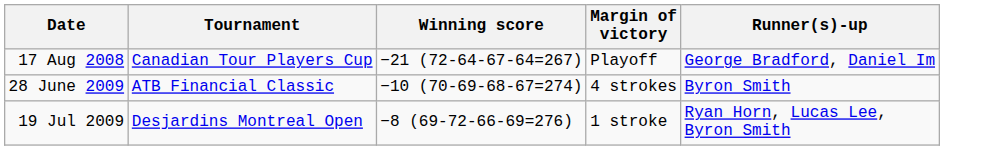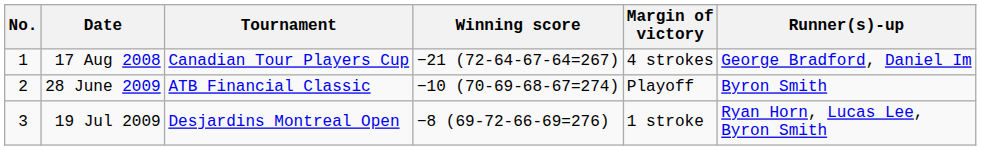+ column: (23, 27)
(624, 62) Playoff -> (670, 62) 4 strokes
(634, 88) 4 strokes -> (661, 88) Playoff
